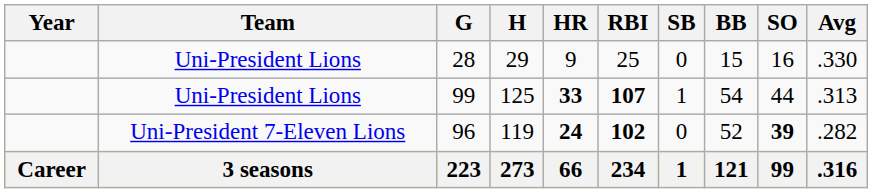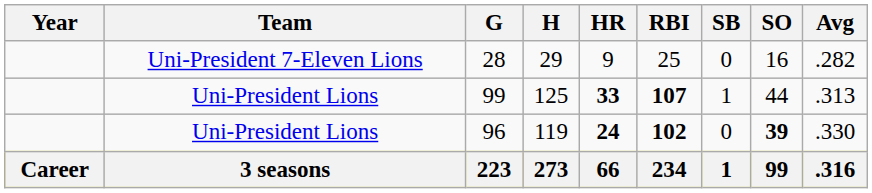- column: (731, 22)
(268, 59) Uni-President Lions -> (285, 59) Uni-President 7-Eleven Lions
(837, 59) .330 -> (835, 59) .282
(268, 132) Uni-President 7-Eleven Lions -> (285, 132) Uni-President Lions
(837, 132) .282 -> (835, 132) .330
